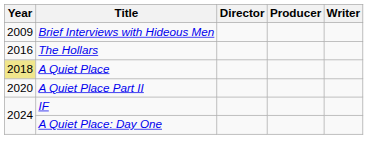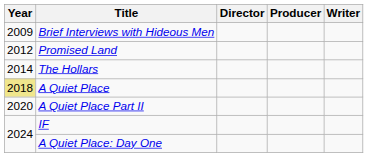+ row: (78, 50)
(20, 50) 2016 -> (20, 69) 2014
